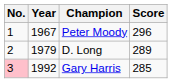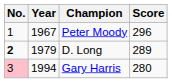(10, 50) normal -> (10, 50) bold
(44, 68) 1992 -> (44, 68) 1994
(142, 68) 285 -> (142, 68) 280
